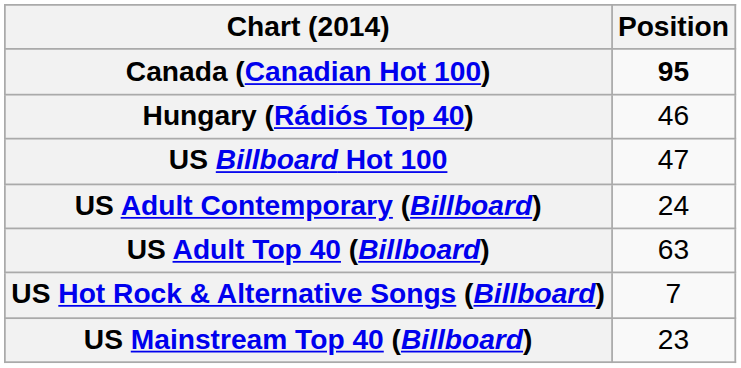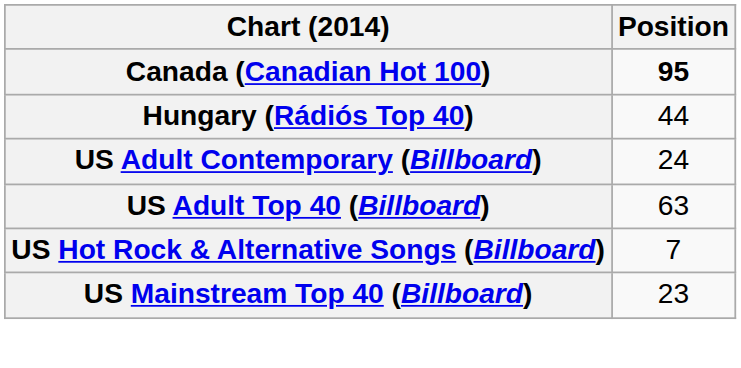(673, 116) 46 -> (673, 116) 44
- row: (308, 160)
